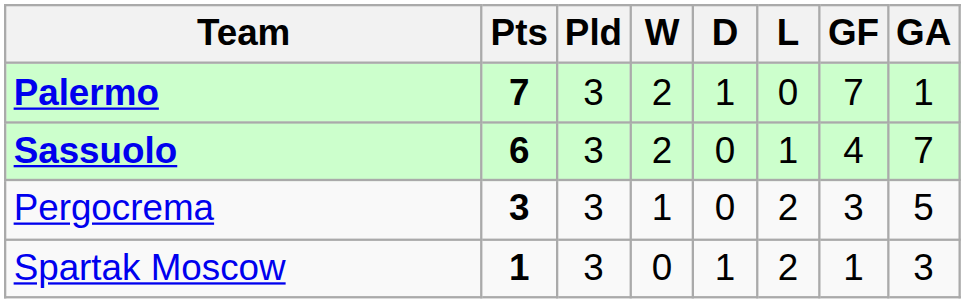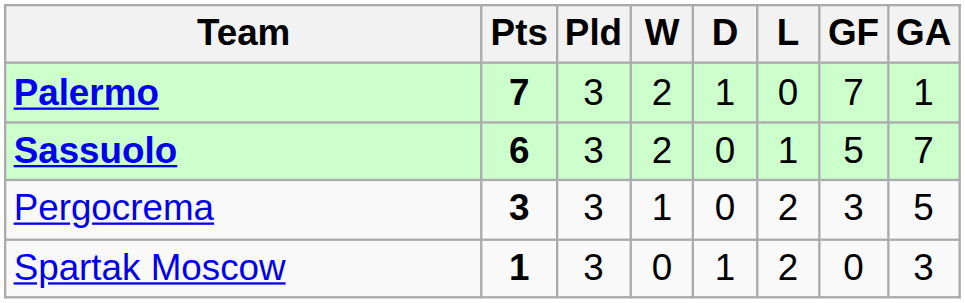(853, 150) 4 -> (853, 150) 5
(853, 267) 1 -> (853, 267) 0
